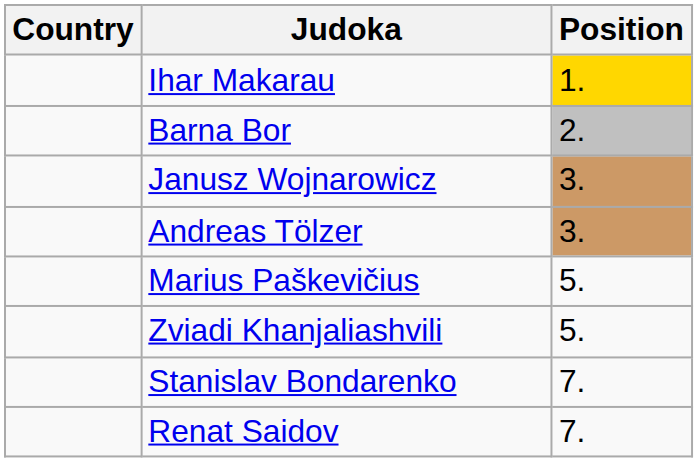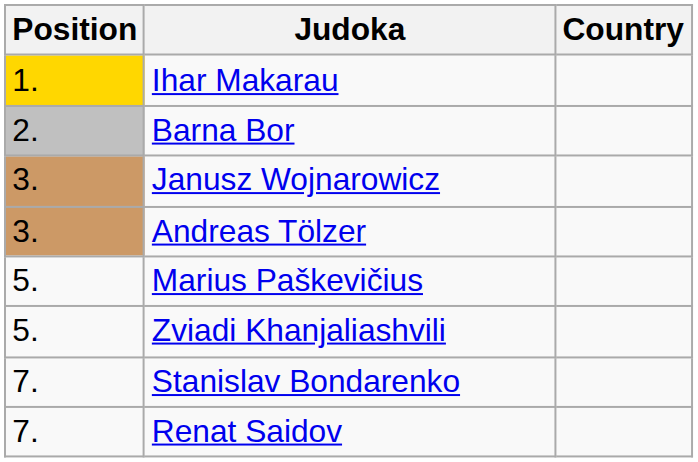columns swapped: (621, 29) <-> (73, 29)
